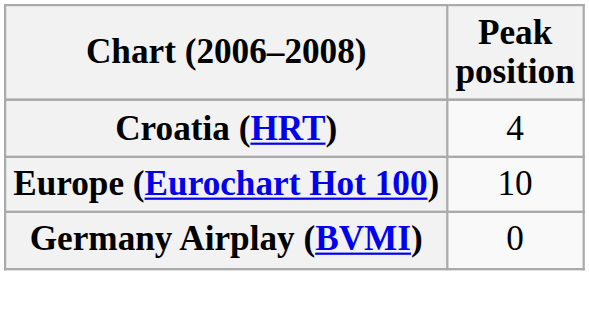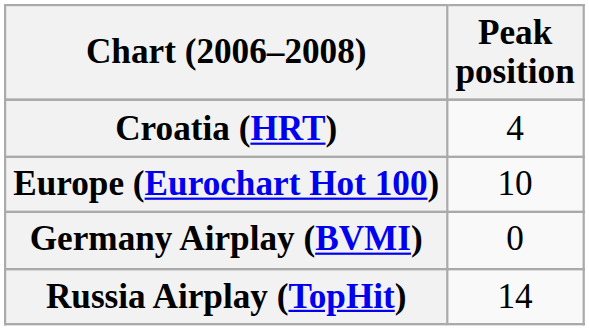+ row: (226, 295)
